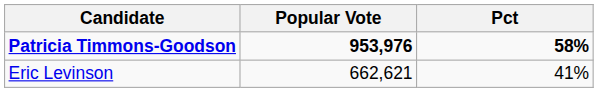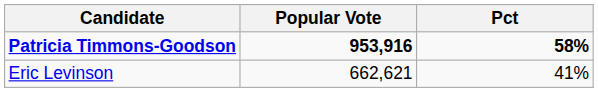(381, 45) 953,976 -> (381, 45) 953,916
